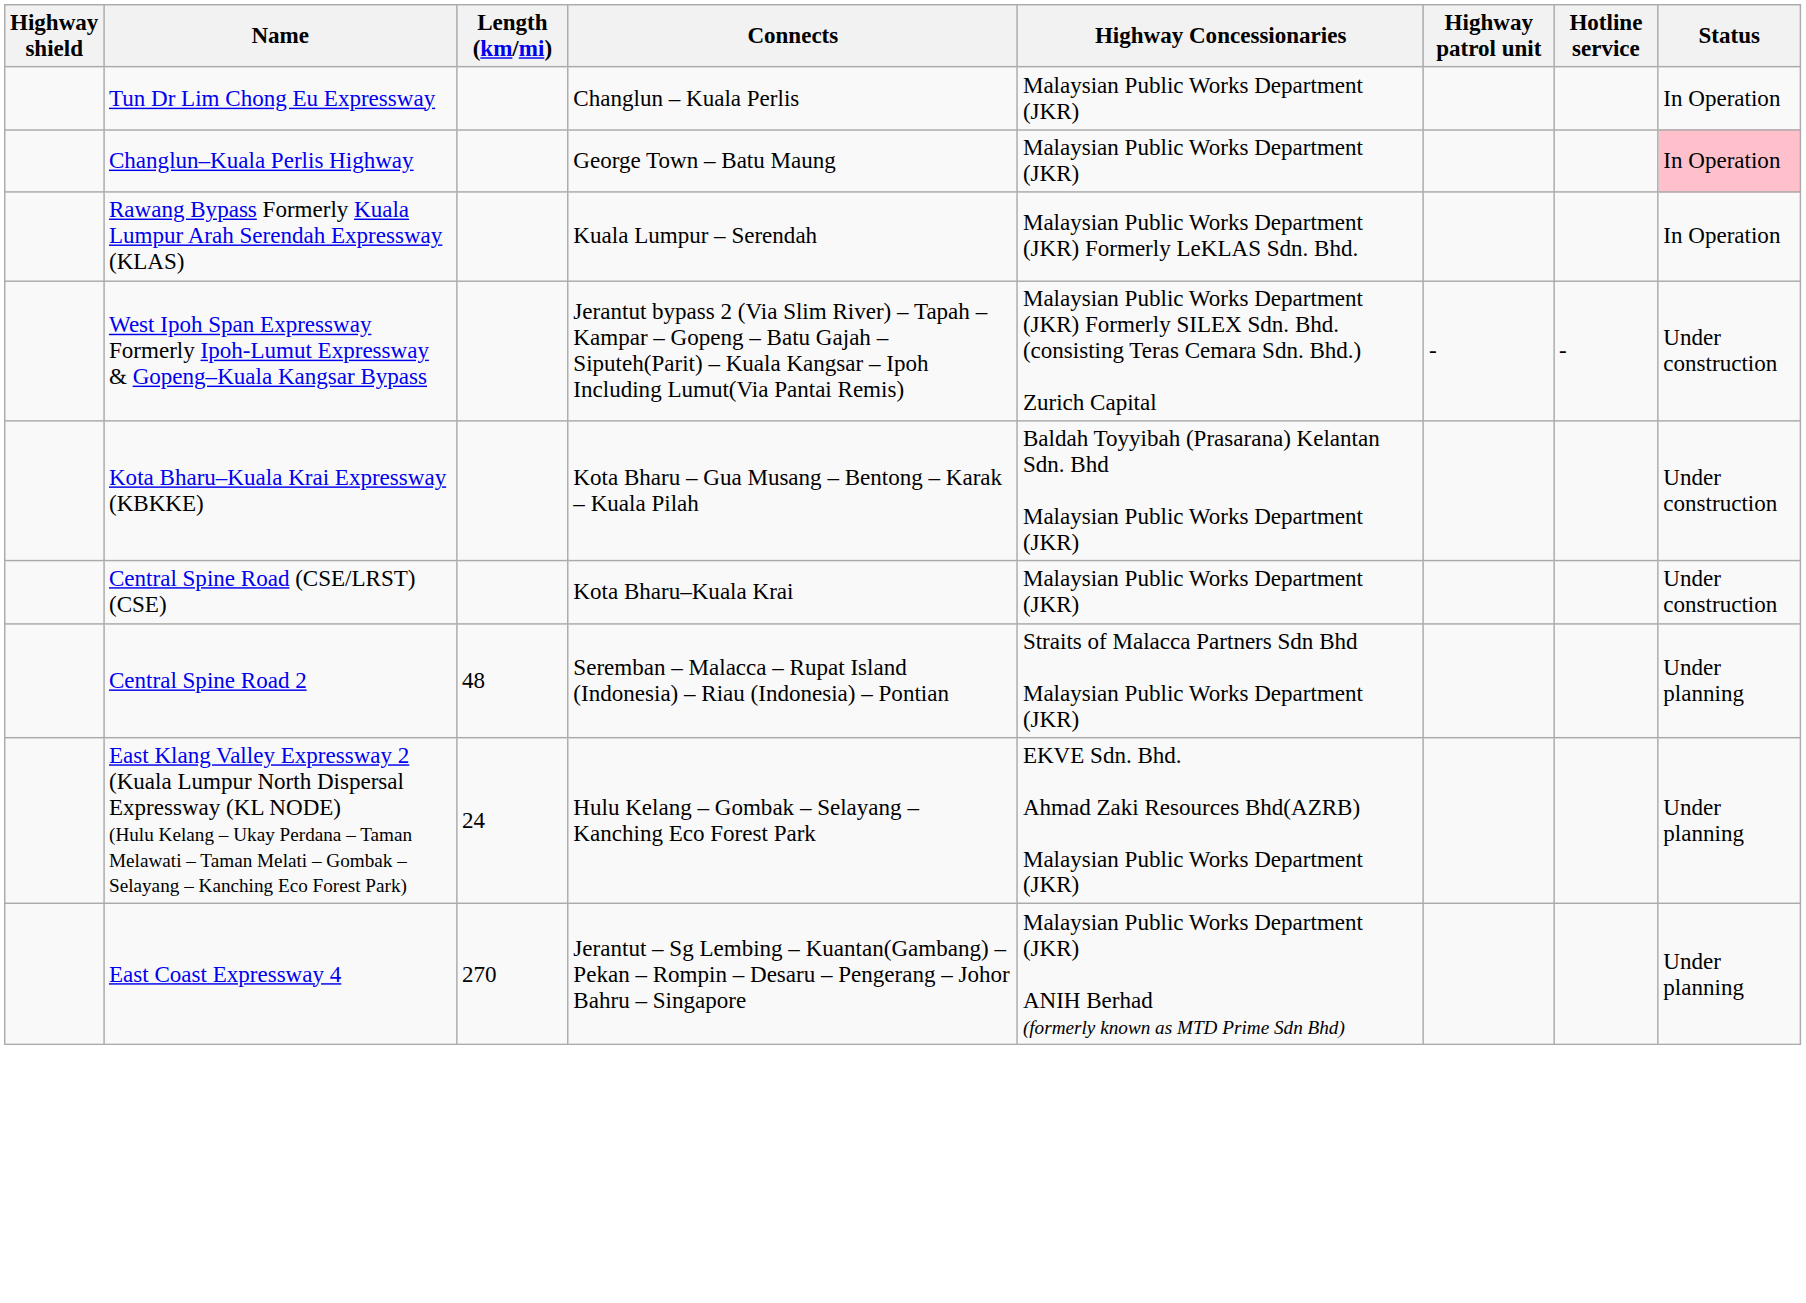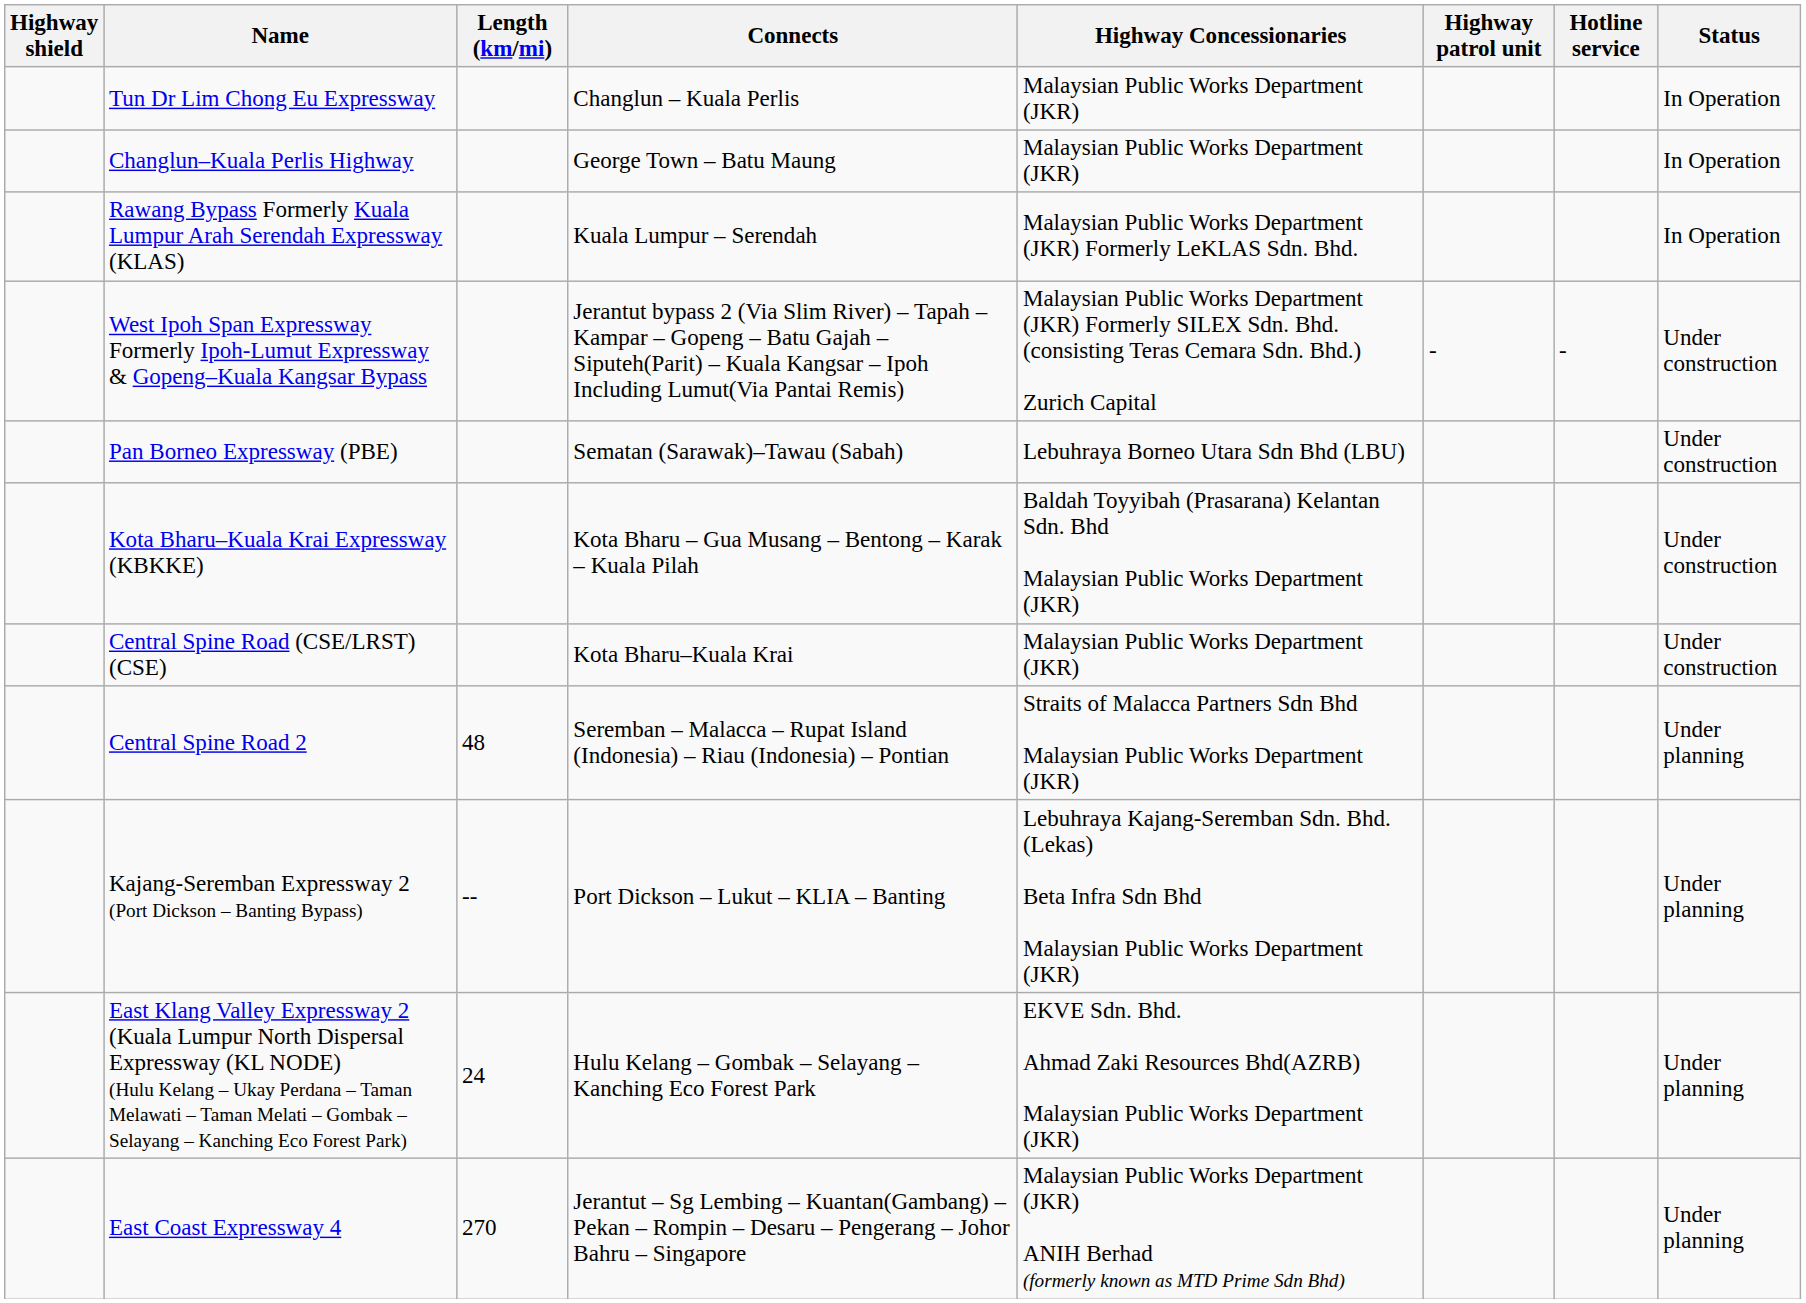(1722, 160) pink background -> (1722, 160) no background
+ row: (253, 451)
+ row: (259, 895)
